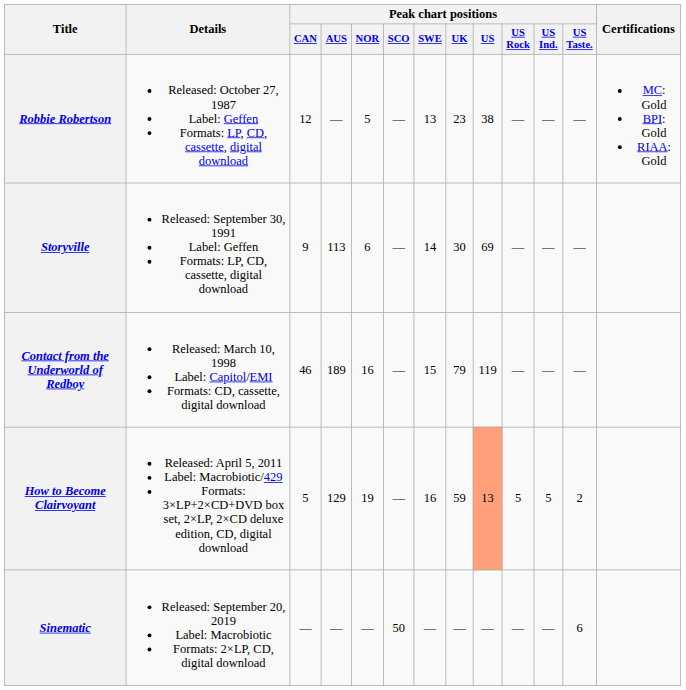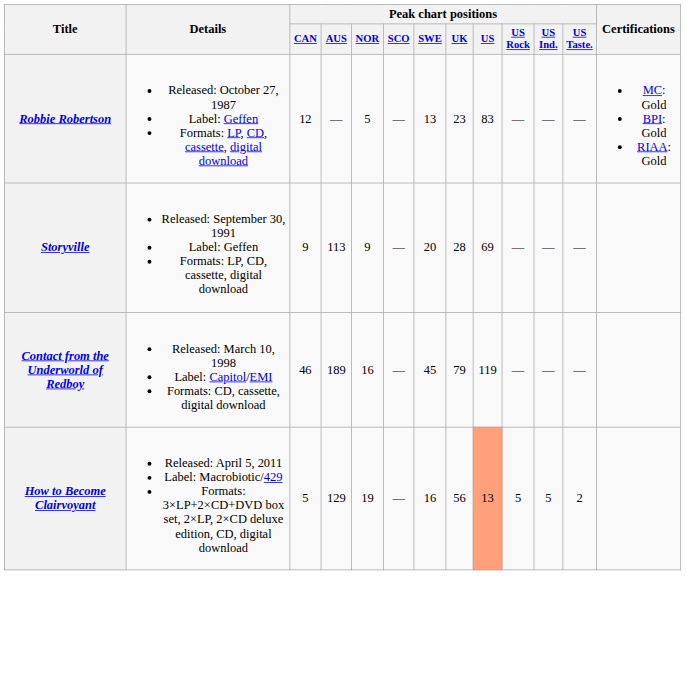(488, 118) 38 -> (488, 118) 83
(367, 247) 6 -> (367, 247) 9
(430, 247) 14 -> (430, 247) 20
(459, 247) 30 -> (459, 247) 28
(430, 369) 15 -> (430, 369) 45
(459, 498) 59 -> (459, 498) 56
- row: (65, 627)
